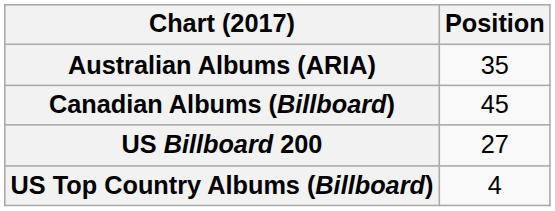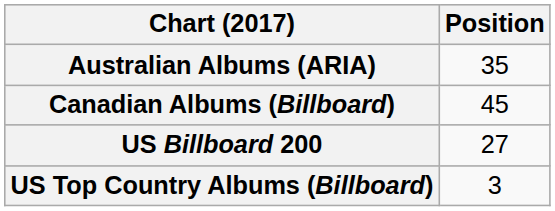(495, 184) 4 -> (495, 184) 3
